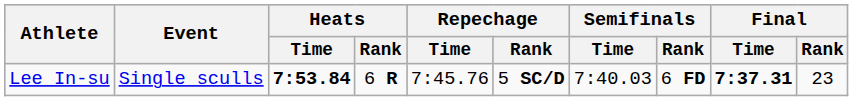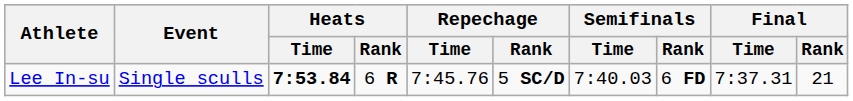(753, 79) bold -> (753, 79) normal
(823, 79) 23 -> (823, 79) 21
